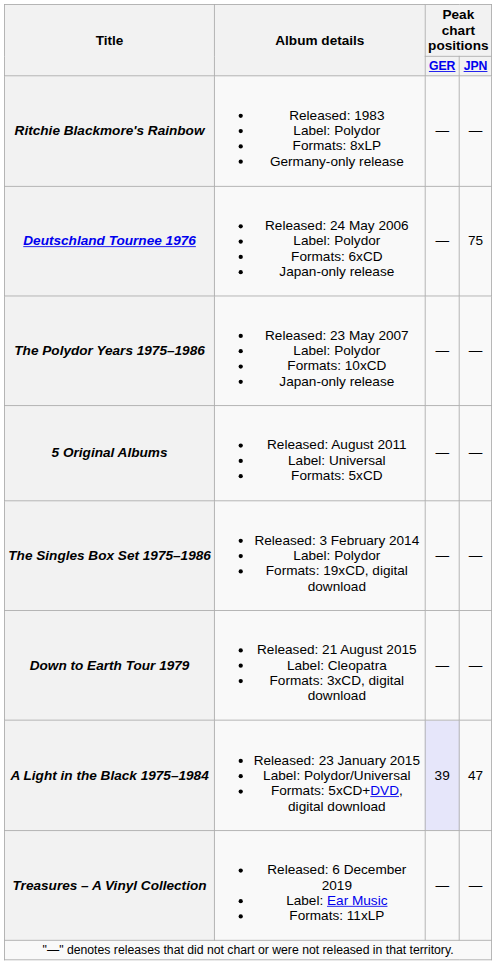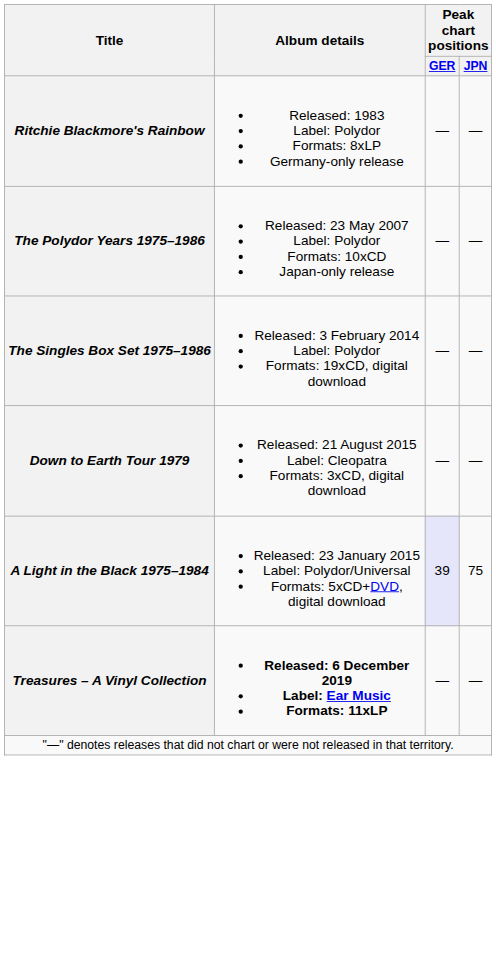- row: (110, 240)
- row: (110, 453)
(476, 775) 47 -> (476, 570) 75
(320, 893) normal -> (320, 688) bold
